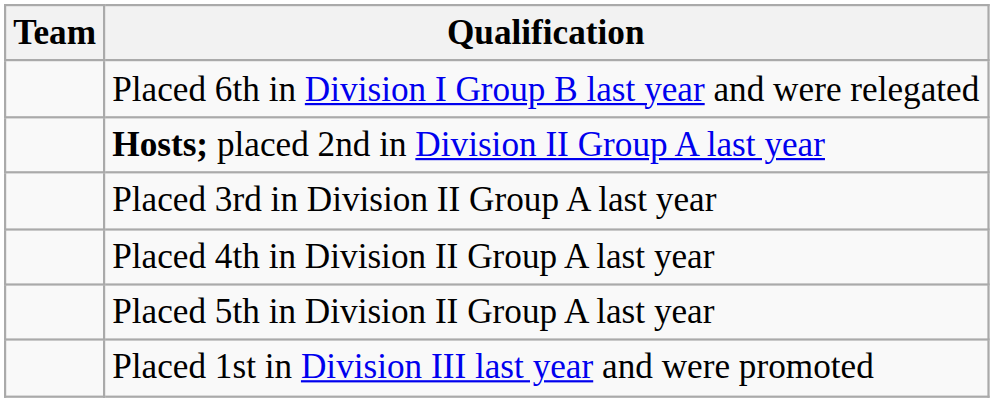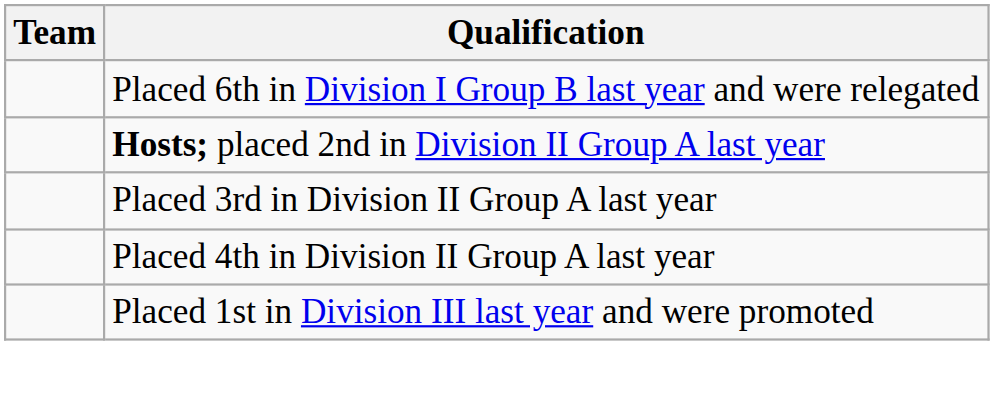- row: (413, 311)
